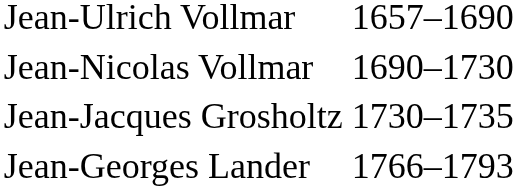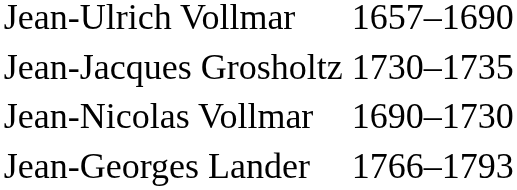rows swapped: (159, 66) <-> (173, 116)
